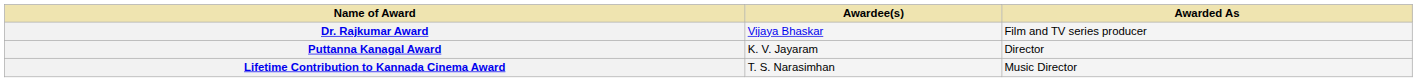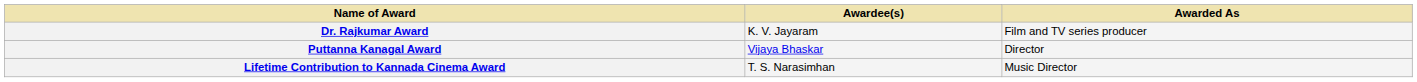(785, 31) Vijaya Bhaskar -> (783, 31) K. V. Jayaram
(783, 49) K. V. Jayaram -> (785, 49) Vijaya Bhaskar
